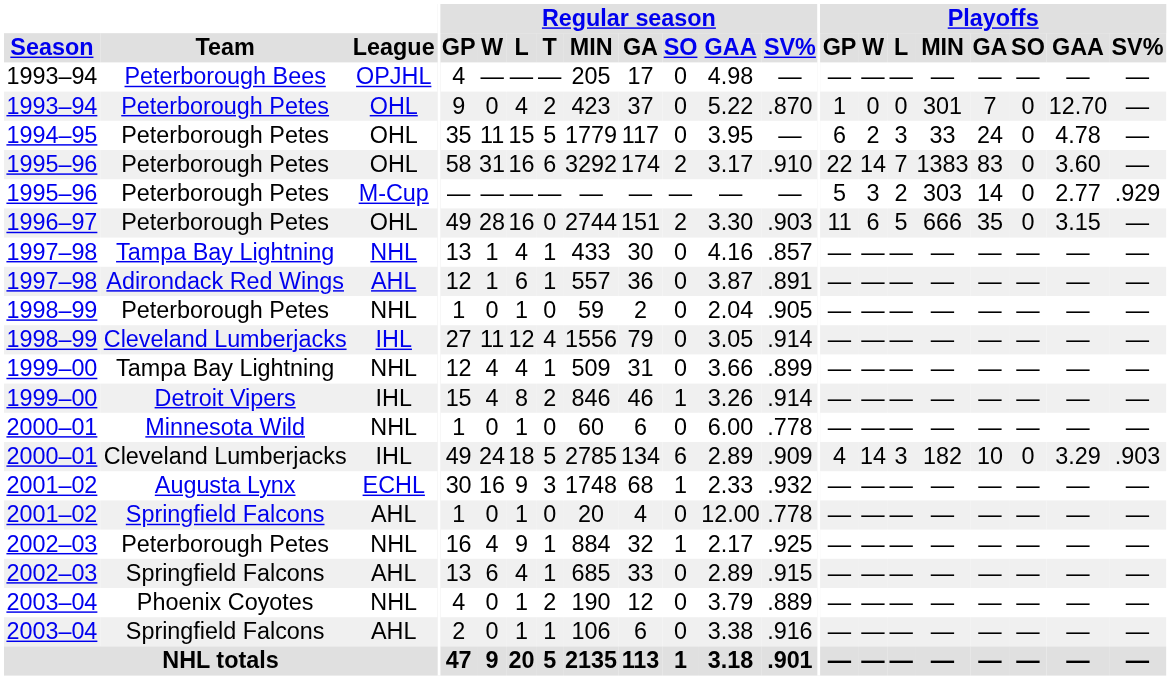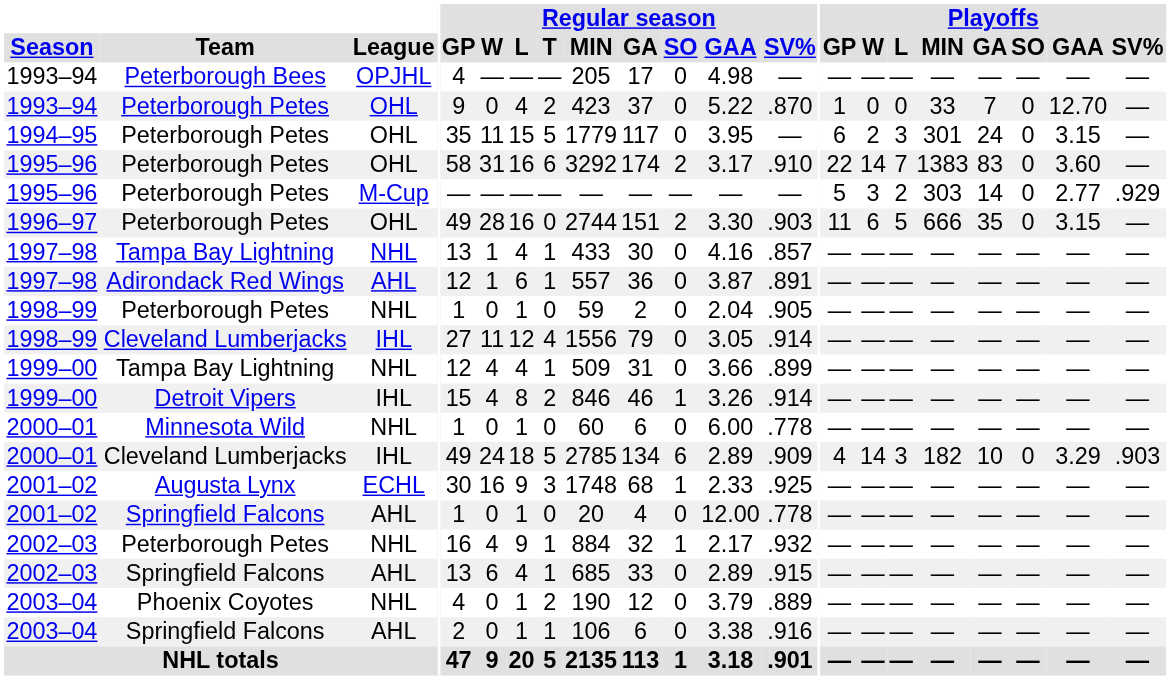(943, 105) 301 -> (943, 105) 33
(943, 135) 33 -> (943, 135) 301
(1078, 135) 4.78 -> (1078, 135) 3.15
(790, 485) .932 -> (790, 485) .925
(790, 543) .925 -> (790, 543) .932
